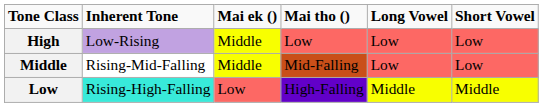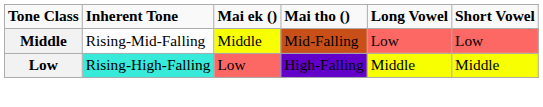- row: (43, 41)
